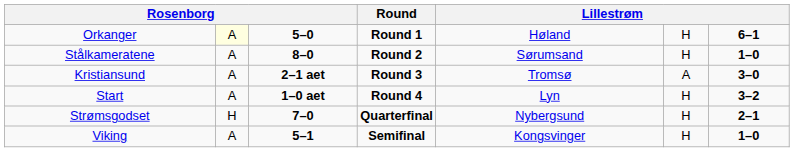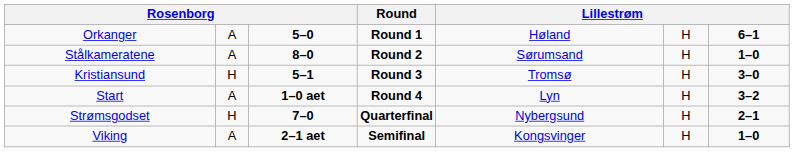(232, 34) lightyellow background -> (232, 34) no background
(232, 75) A -> (232, 75) H
(303, 75) 2–1 aet -> (303, 75) 5–1
(686, 75) A -> (686, 75) H
(303, 136) 5–1 -> (303, 136) 2–1 aet
